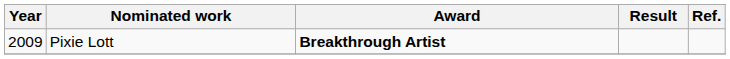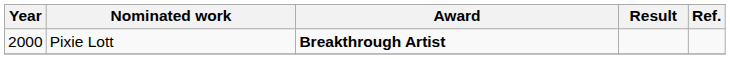(25, 41) 2009 -> (25, 41) 2000
